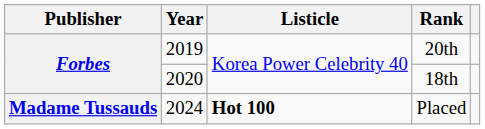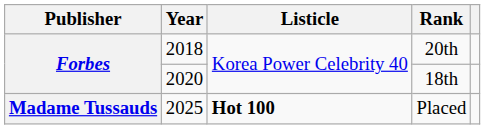(185, 49) 2019 -> (185, 49) 2018
(185, 108) 2024 -> (185, 108) 2025
